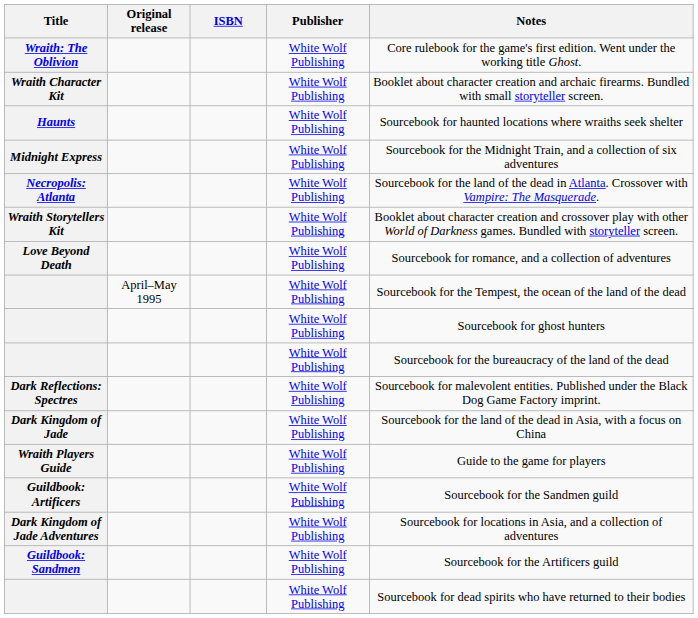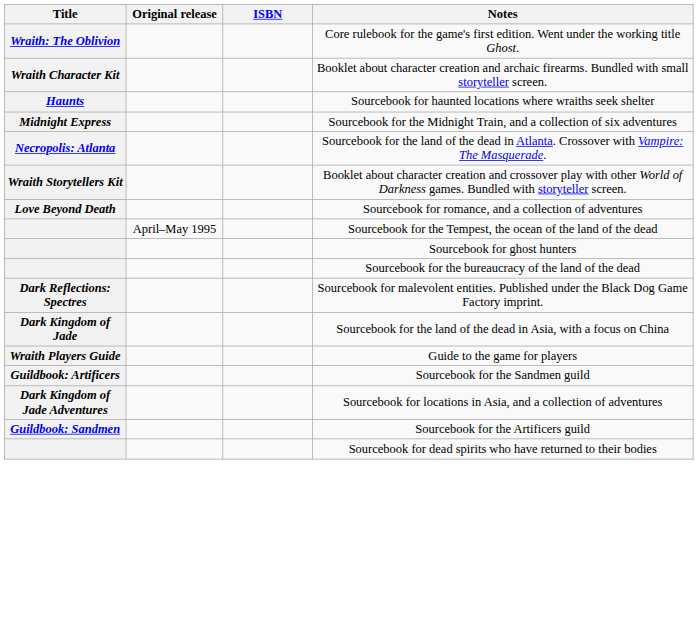- column: (318, 21)
